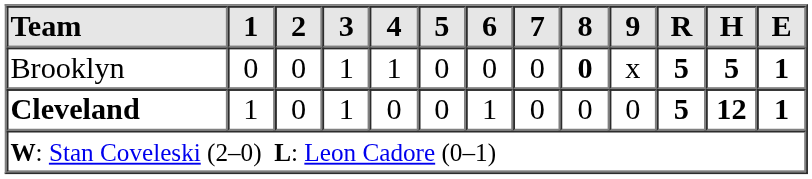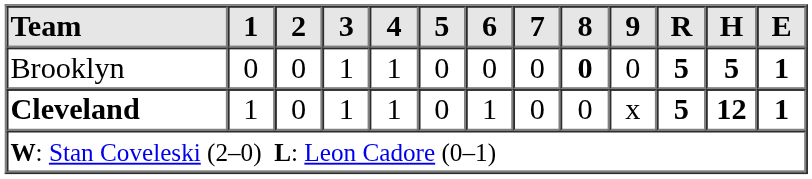(633, 67) x -> (633, 67) 0
(394, 109) 0 -> (394, 109) 1
(633, 109) 0 -> (633, 109) x
